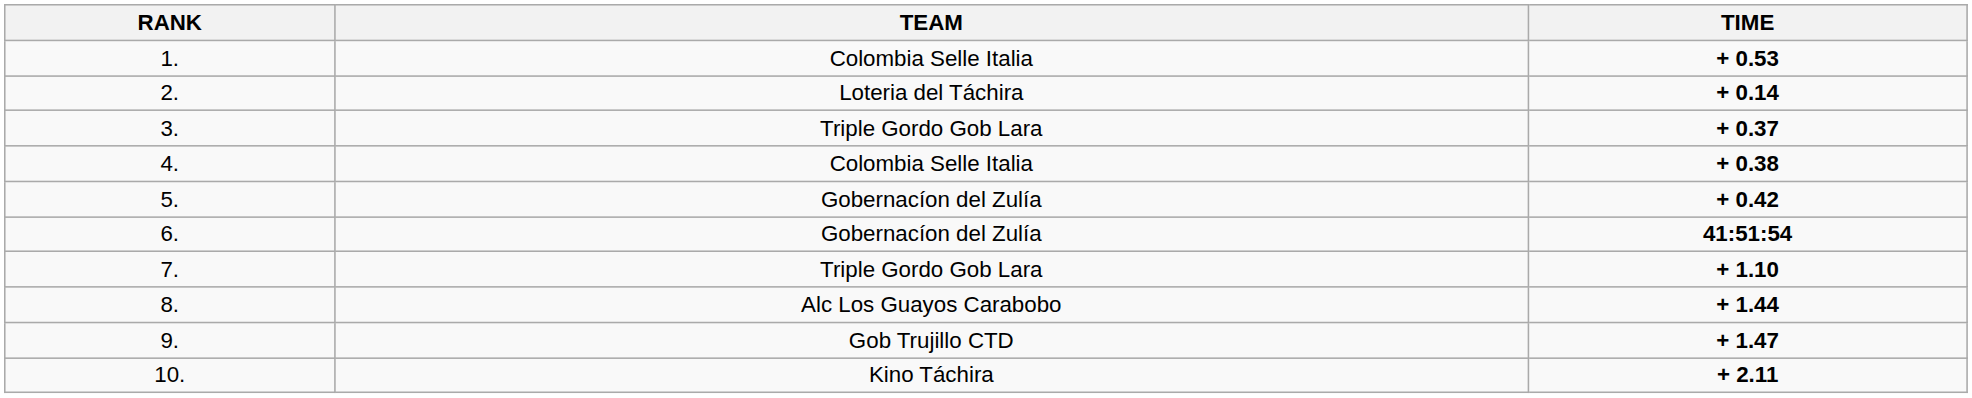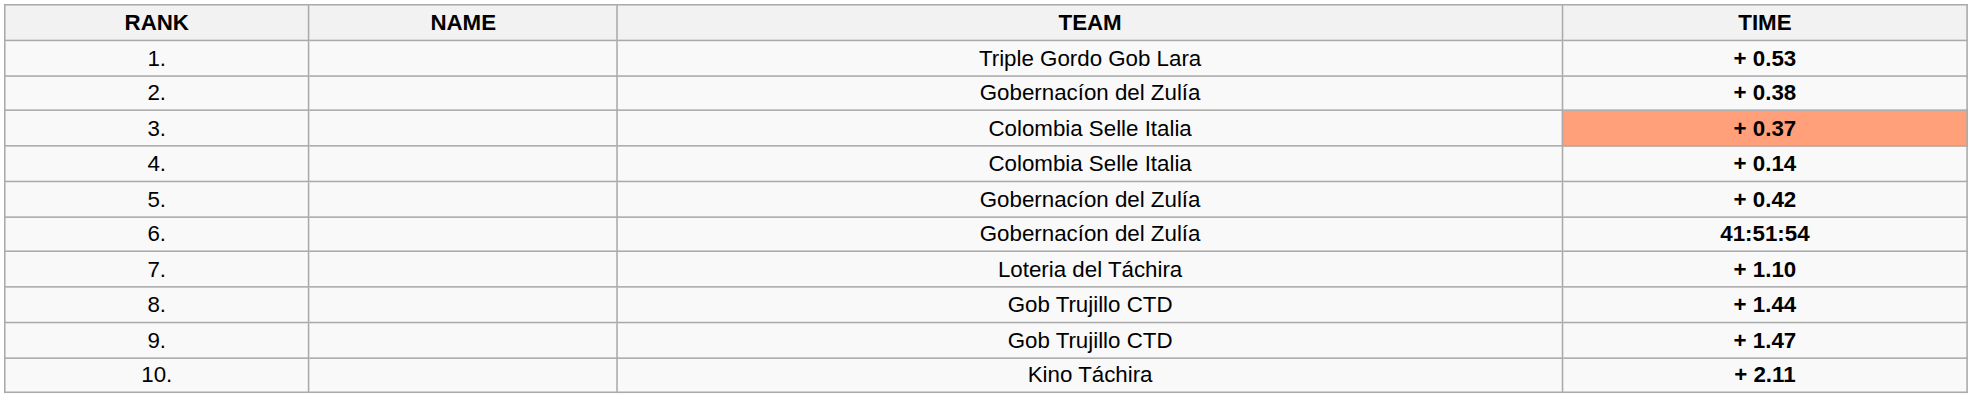+ column: (463, 23)
(931, 58) Colombia Selle Italia -> (1090, 58) Triple Gordo Gob Lara
(931, 93) Loteria del Táchira -> (1090, 93) Gobernacíon del Zulía
(1748, 93) + 0.14 -> (1765, 93) + 0.38
(931, 129) Triple Gordo Gob Lara -> (1090, 129) Colombia Selle Italia
(1748, 129) no background -> (1765, 129) lightsalmon background
(1748, 164) + 0.38 -> (1765, 164) + 0.14
(931, 270) Triple Gordo Gob Lara -> (1090, 270) Loteria del Táchira
(931, 305) Alc Los Guayos Carabobo -> (1090, 305) Gob Trujillo CTD
